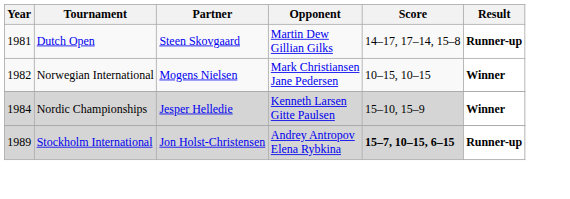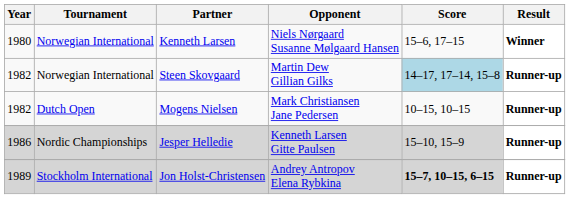+ row: (197, 41)
(19, 41) 1981 -> (19, 75) 1982
(66, 41) Dutch Open -> (95, 75) Norwegian International
(413, 41) no background -> (452, 75) lightblue background
(95, 75) Norwegian International -> (66, 109) Dutch Open
(486, 75) Winner -> (534, 109) Runner-up
(19, 109) 1984 -> (19, 142) 1986
(486, 109) Winner -> (534, 142) Runner-up
